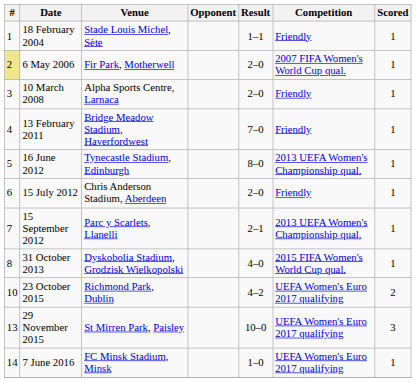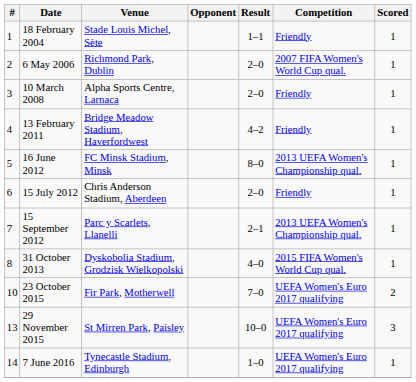(9, 65) khaki background -> (9, 65) no background
(129, 65) Fir Park, Motherwell -> (119, 65) Richmond Park, Dublin
(256, 129) 7–0 -> (256, 129) 4–2
(128, 164) Tynecastle Stadium, Edinburgh -> (126, 164) FC Minsk Stadium, Minsk
(119, 292) Richmond Park, Dublin -> (129, 292) Fir Park, Motherwell
(256, 292) 4–2 -> (256, 292) 7–0
(126, 362) FC Minsk Stadium, Minsk -> (128, 362) Tynecastle Stadium, Edinburgh
